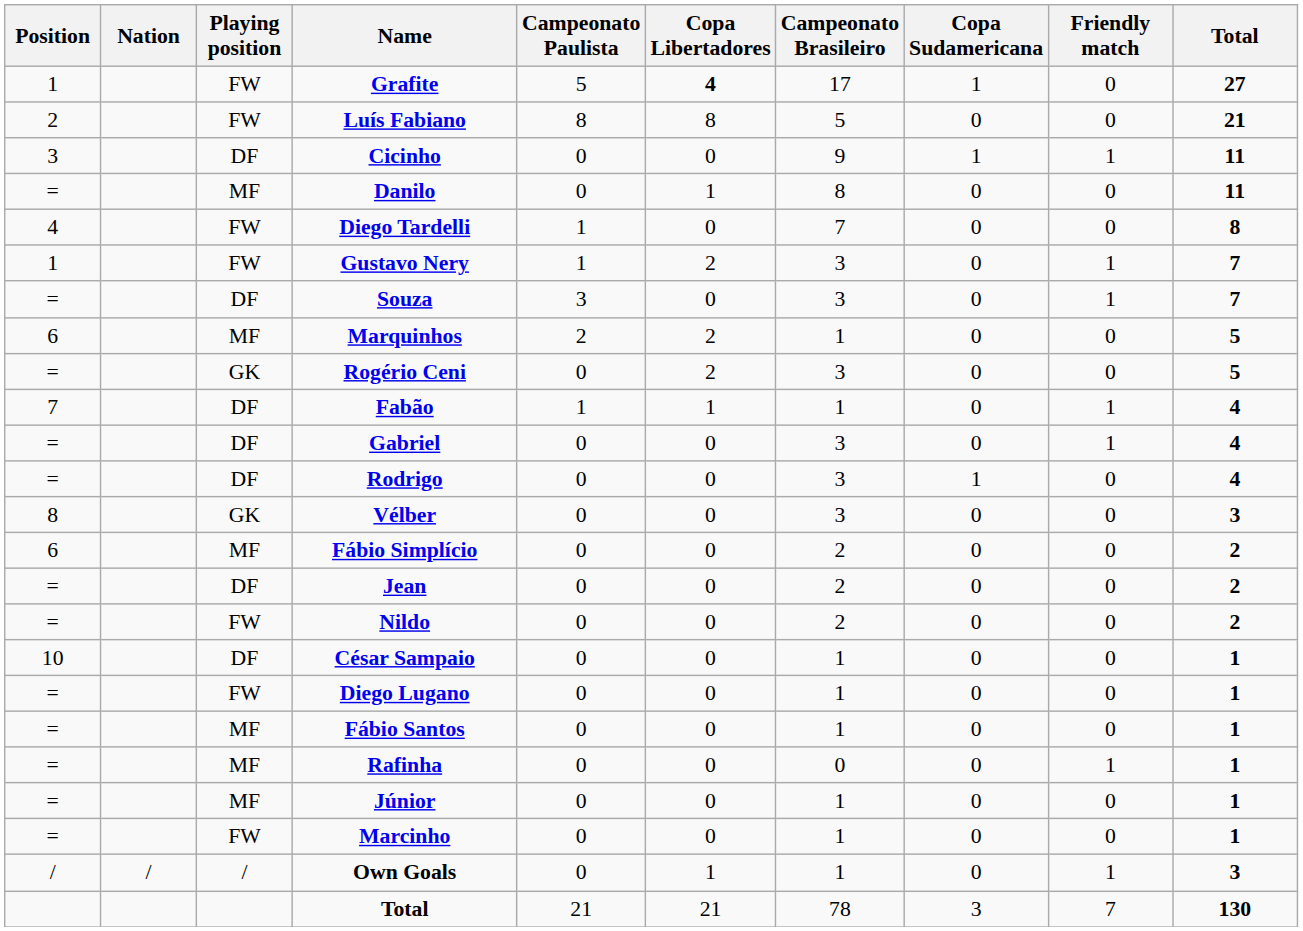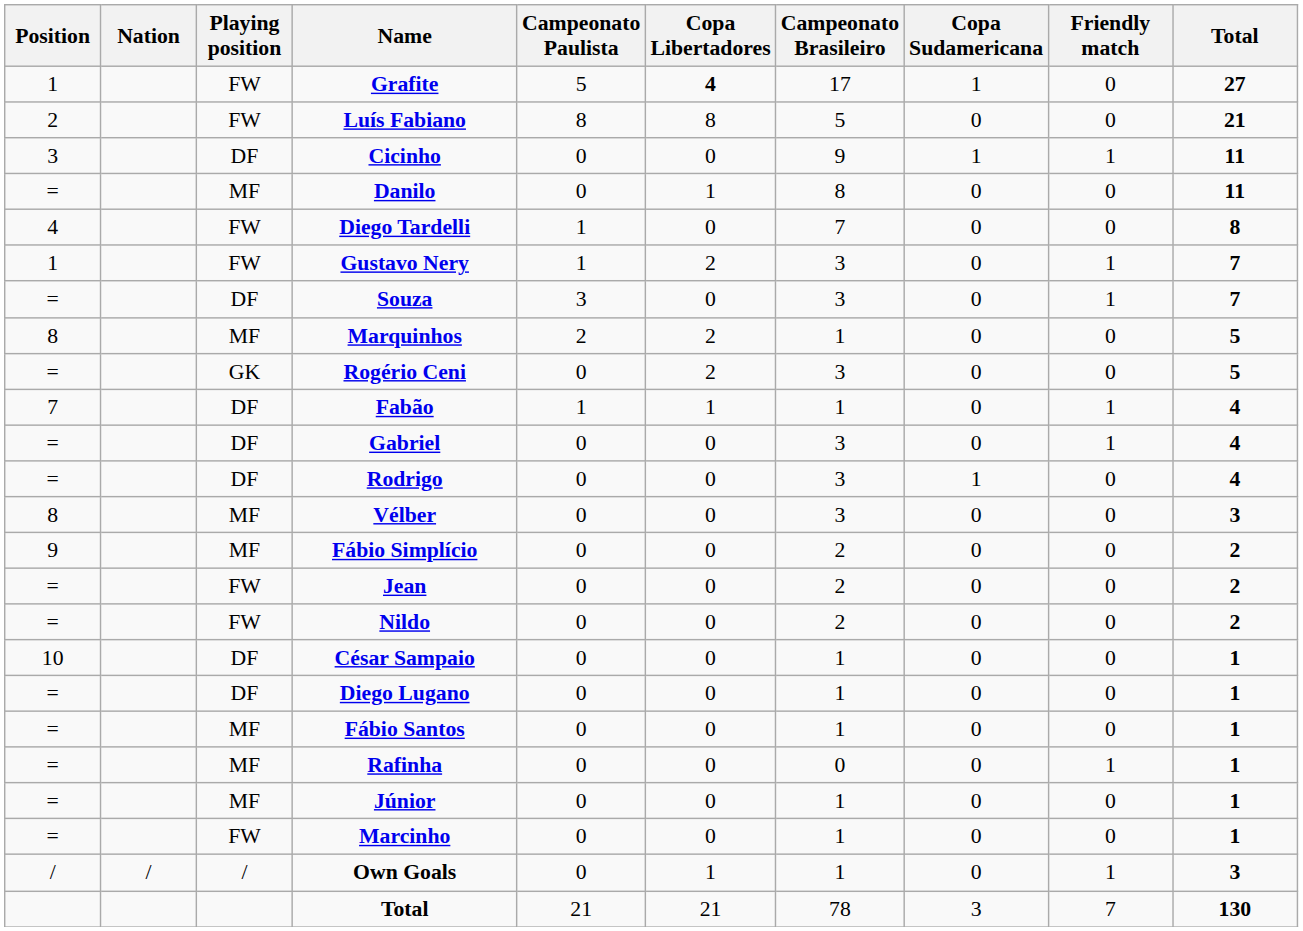(53, 335) 6 -> (53, 335) 8
(244, 514) GK -> (244, 514) MF
(53, 550) 6 -> (53, 550) 9
(244, 585) DF -> (244, 585) FW
(244, 693) FW -> (244, 693) DF
